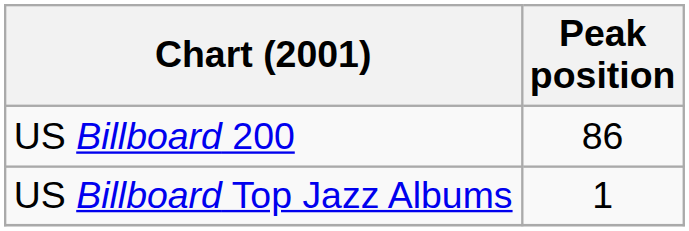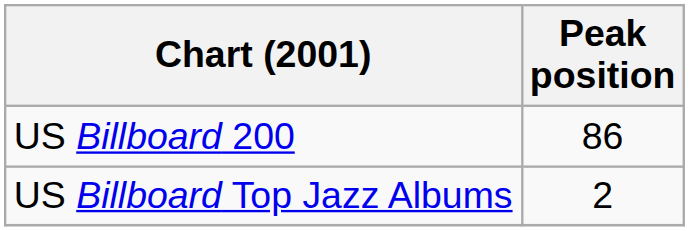(603, 195) 1 -> (603, 195) 2
